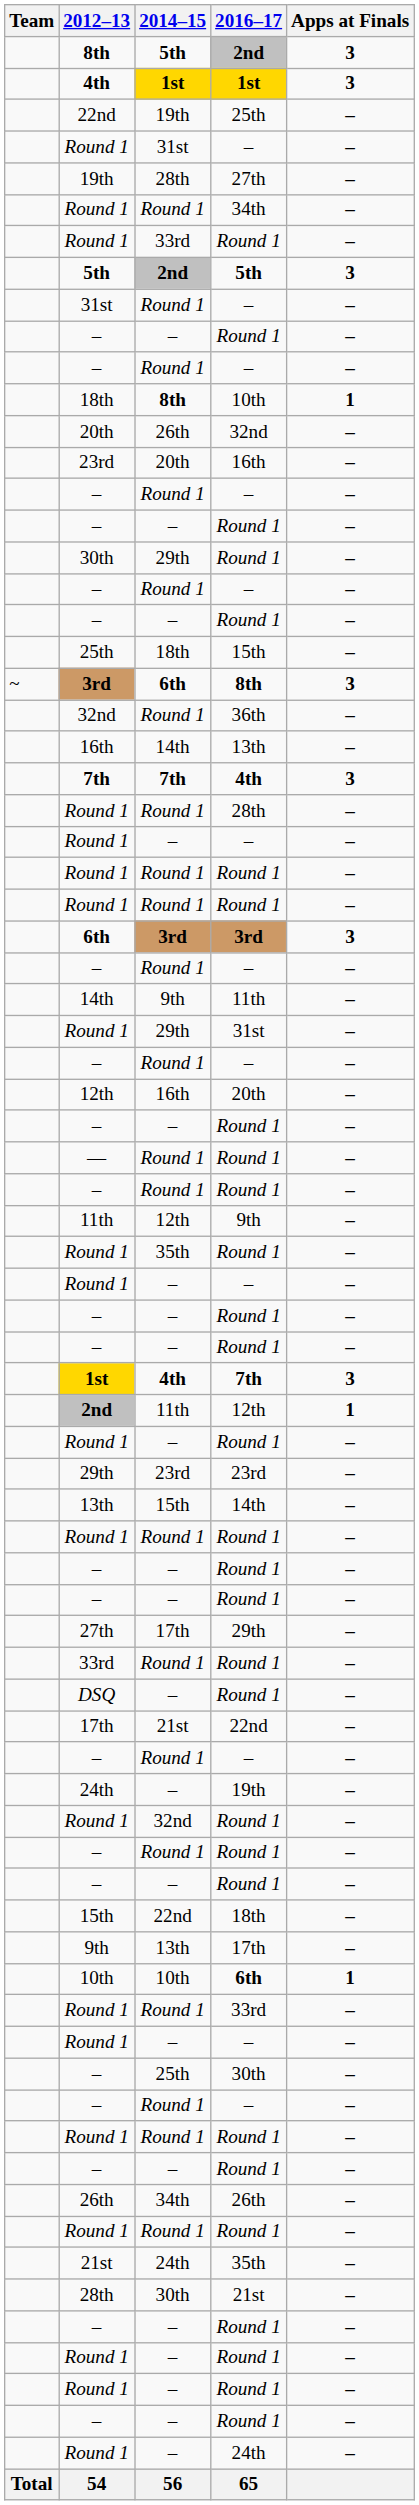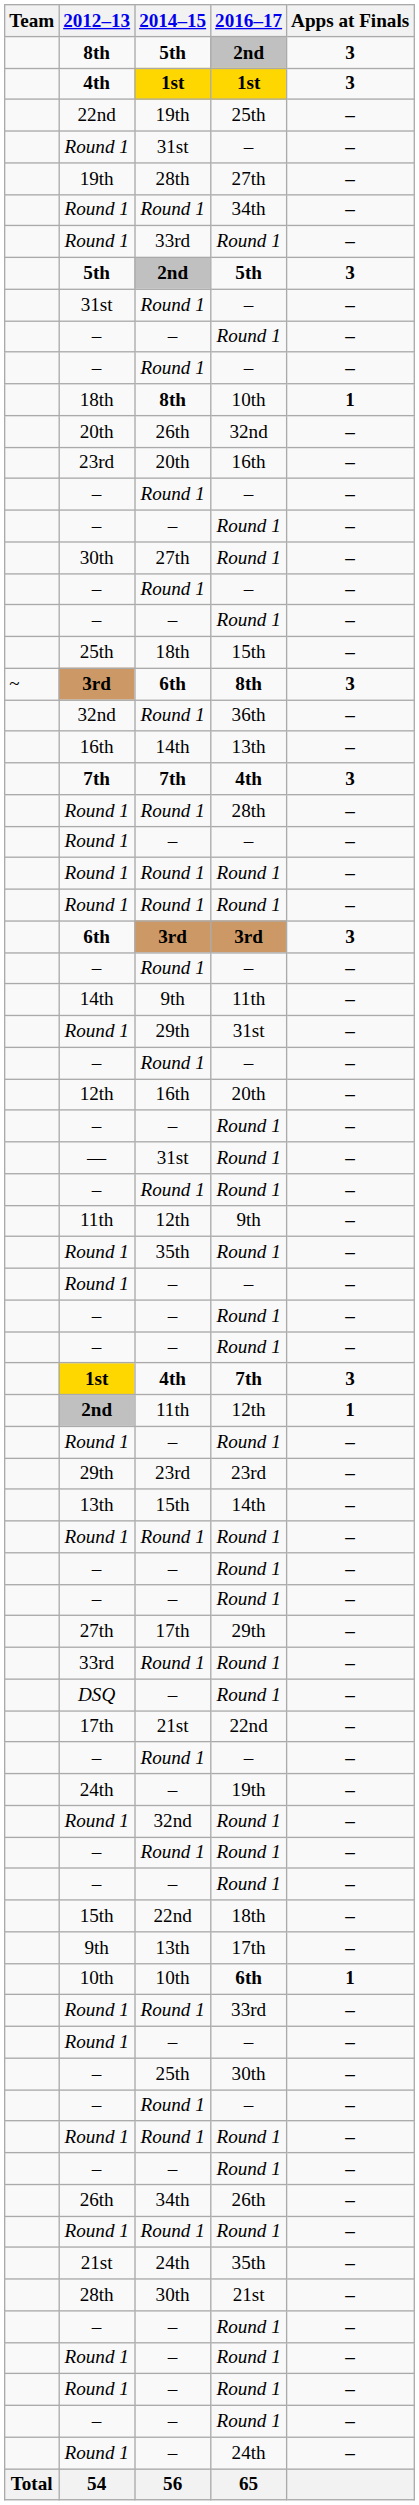(173, 557) 29th -> (173, 557) 27th
(173, 1157) Round 1 -> (173, 1157) 31st
